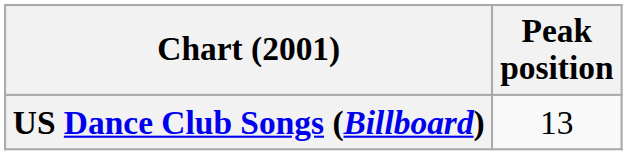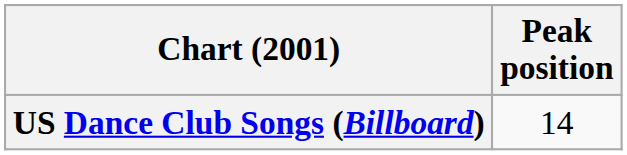(557, 121) 13 -> (557, 121) 14
